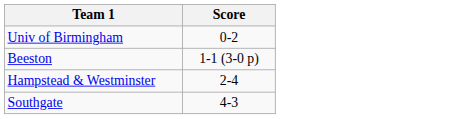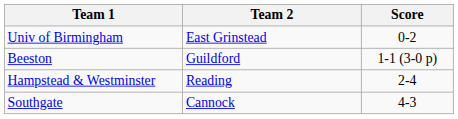+ column: (272, 15)
